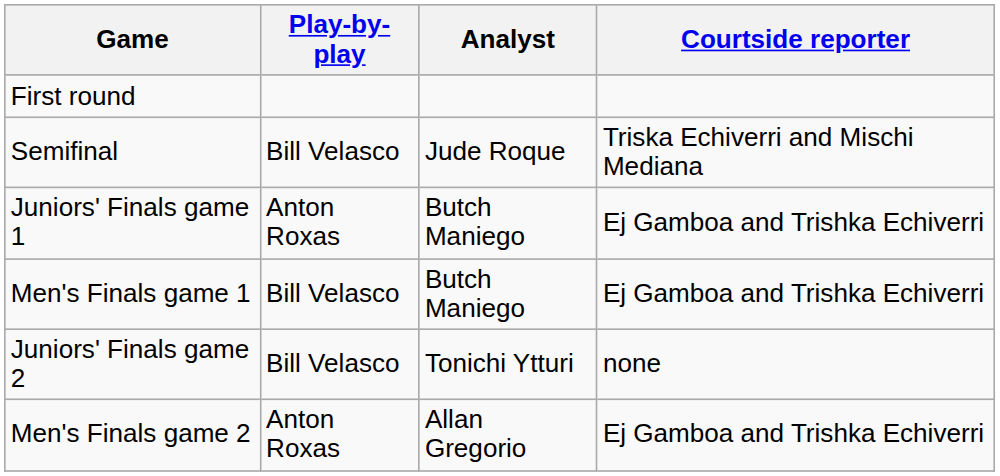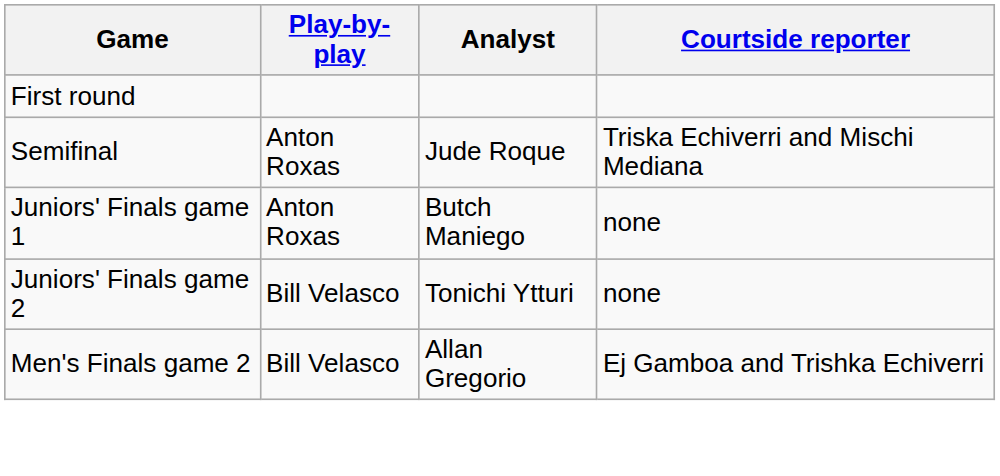(333, 151) Bill Velasco -> (303, 151) Anton Roxas
(794, 222) Ej Gamboa and Trishka Echiverri -> (632, 222) none
- row: (131, 293)
(303, 434) Anton Roxas -> (333, 364) Bill Velasco
